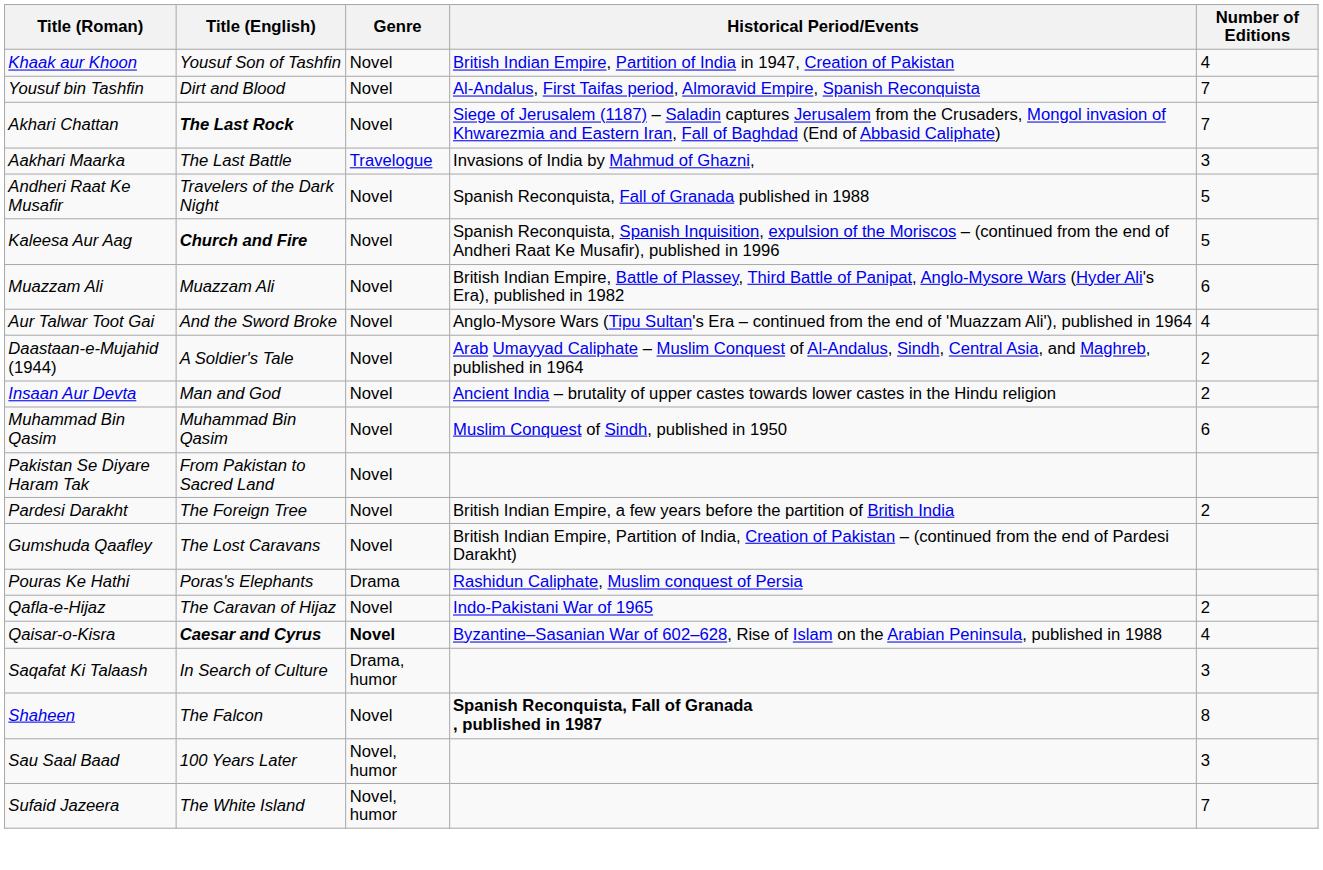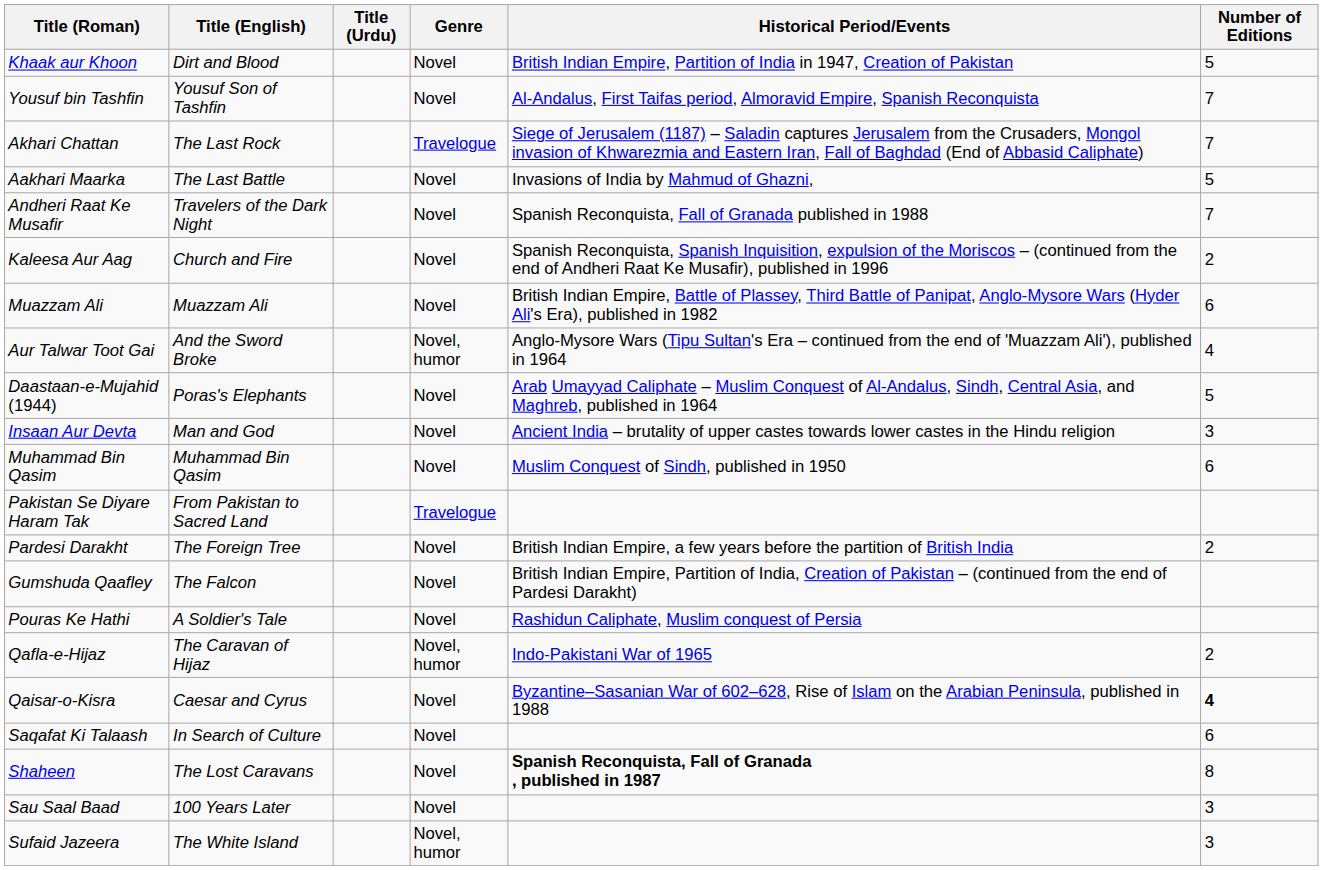+ column: (371, 27)
(260, 62) Yousuf Son of Tashfin -> (226, 62) Dirt and Blood
(1205, 62) 4 -> (1209, 62) 5
(232, 89) Dirt and Blood -> (225, 98) Yousuf Son of Tashfin
(237, 124) bold -> (227, 143) normal
(371, 124) Novel -> (455, 143) Travelogue
(391, 160) Travelogue -> (435, 179) Novel
(1205, 160) 3 -> (1209, 179) 5
(1205, 196) 5 -> (1209, 215) 7
(243, 241) bold -> (233, 260) normal
(1205, 241) 5 -> (1209, 260) 2
(371, 322) Novel -> (437, 350) Novel, humor
(237, 358) A Soldier's Tale -> (240, 395) Poras's Elephants
(1205, 358) 2 -> (1209, 395) 5
(1205, 393) 2 -> (1209, 431) 3
(371, 474) Novel -> (455, 512) Travelogue
(250, 546) The Lost Caravans -> (215, 583) The Falcon
(246, 582) Poras's Elephants -> (230, 619) A Soldier's Tale
(375, 582) Drama -> (435, 619) Novel
(371, 608) Novel -> (437, 655) Novel, humor
(250, 634) bold -> (240, 700) normal
(372, 634) bold -> (435, 700) normal
(1205, 634) normal -> (1209, 700) bold
(377, 670) Drama, humor -> (435, 736) Novel
(1205, 670) 3 -> (1209, 736) 6
(221, 715) The Falcon -> (243, 771) The Lost Caravans
(373, 760) Novel, humor -> (435, 807) Novel
(1205, 805) 7 -> (1209, 843) 3
